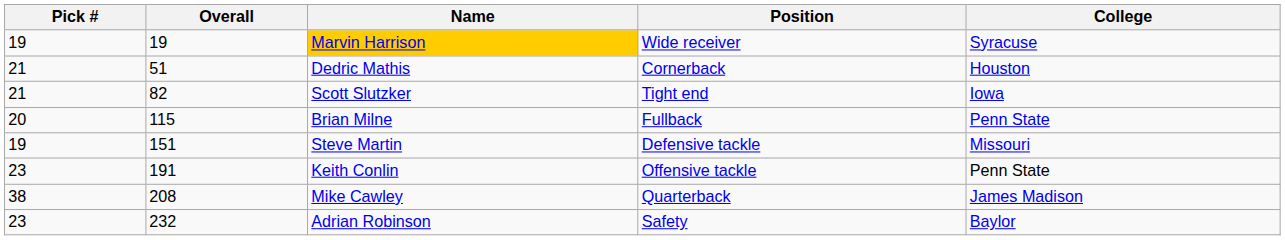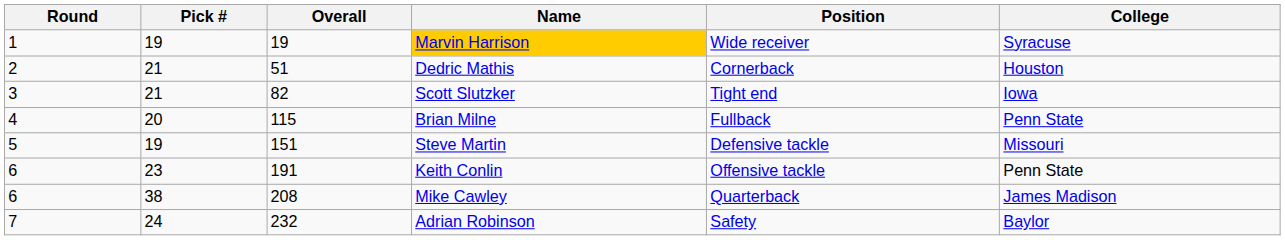+ column: (73, 17)
(17, 222) 23 -> (153, 222) 24
